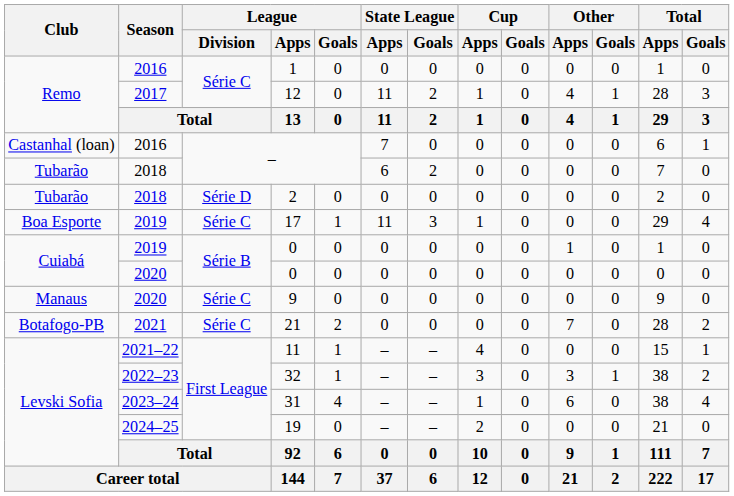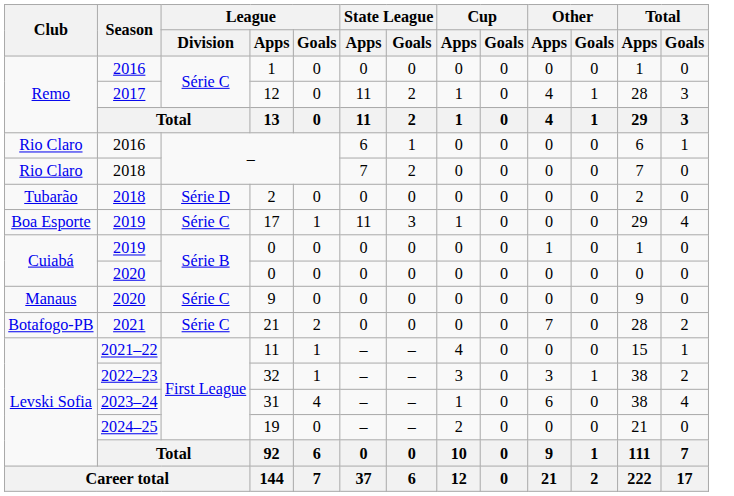(61, 145) Castanhal (loan) -> (51, 145) Rio Claro
(385, 145) 7 -> (364, 145) 6
(433, 145) 0 -> (412, 145) 1
(61, 171) Tubarão -> (51, 171) Rio Claro
(385, 171) 6 -> (364, 171) 7
